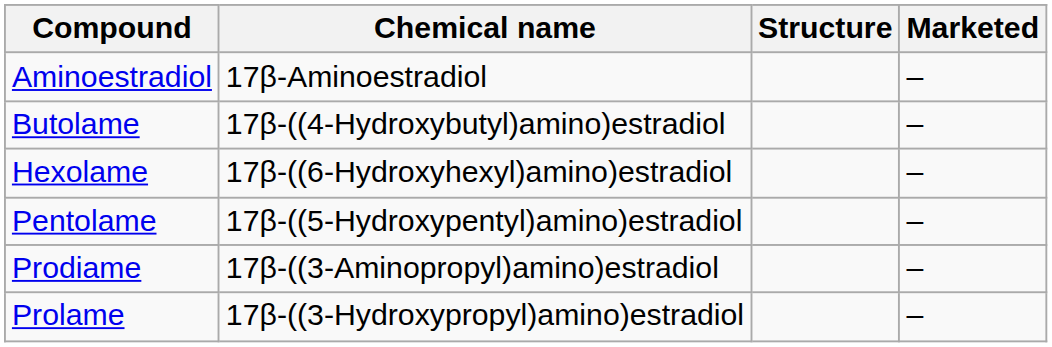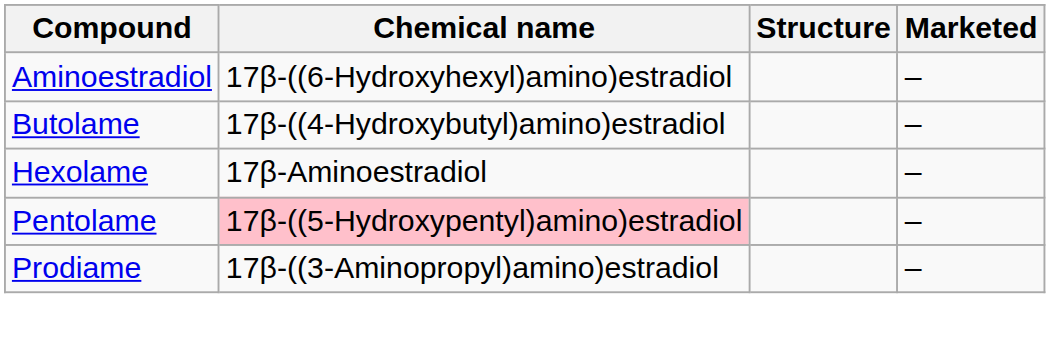(356, 76) 17β-Aminoestradiol -> (479, 76) 17β-((6-Hydroxyhexyl)amino)estradiol
(479, 172) 17β-((6-Hydroxyhexyl)amino)estradiol -> (356, 172) 17β-Aminoestradiol
(484, 220) no background -> (484, 220) pink background
- row: (68, 316)
